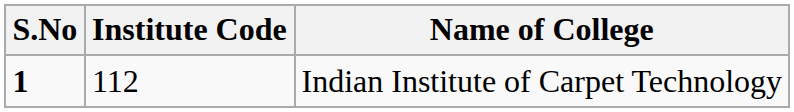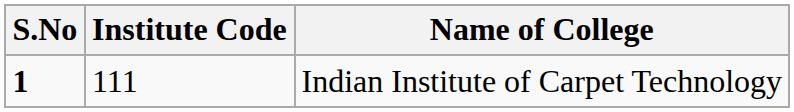(115, 80) 112 -> (115, 80) 111
